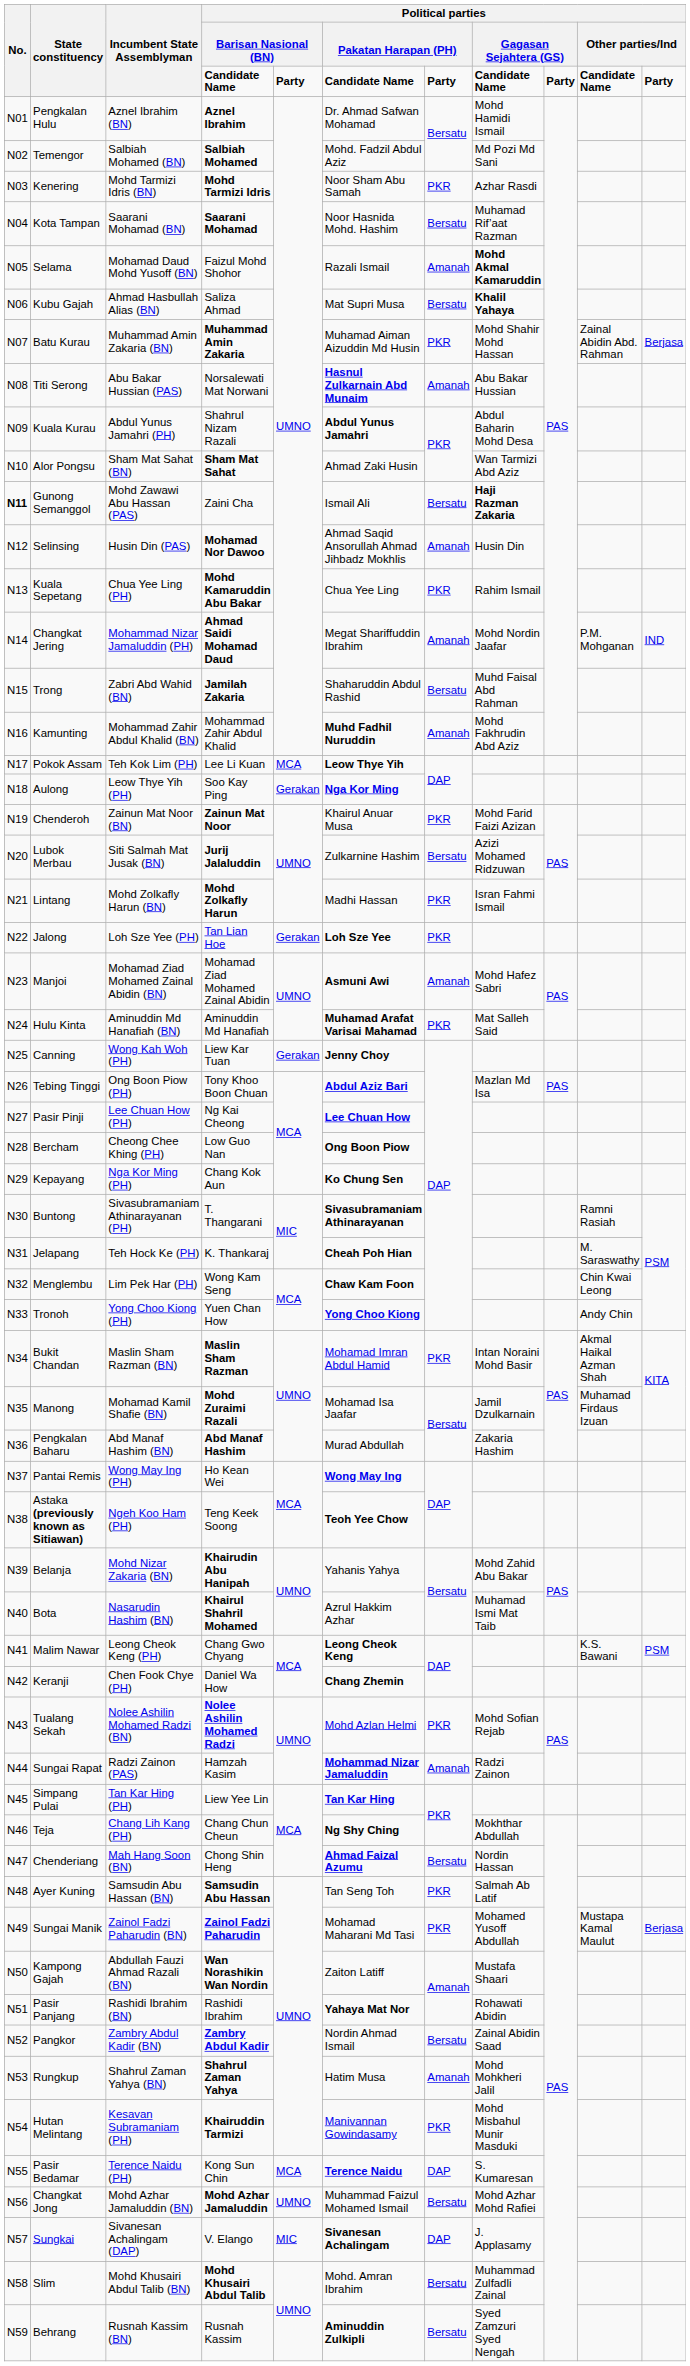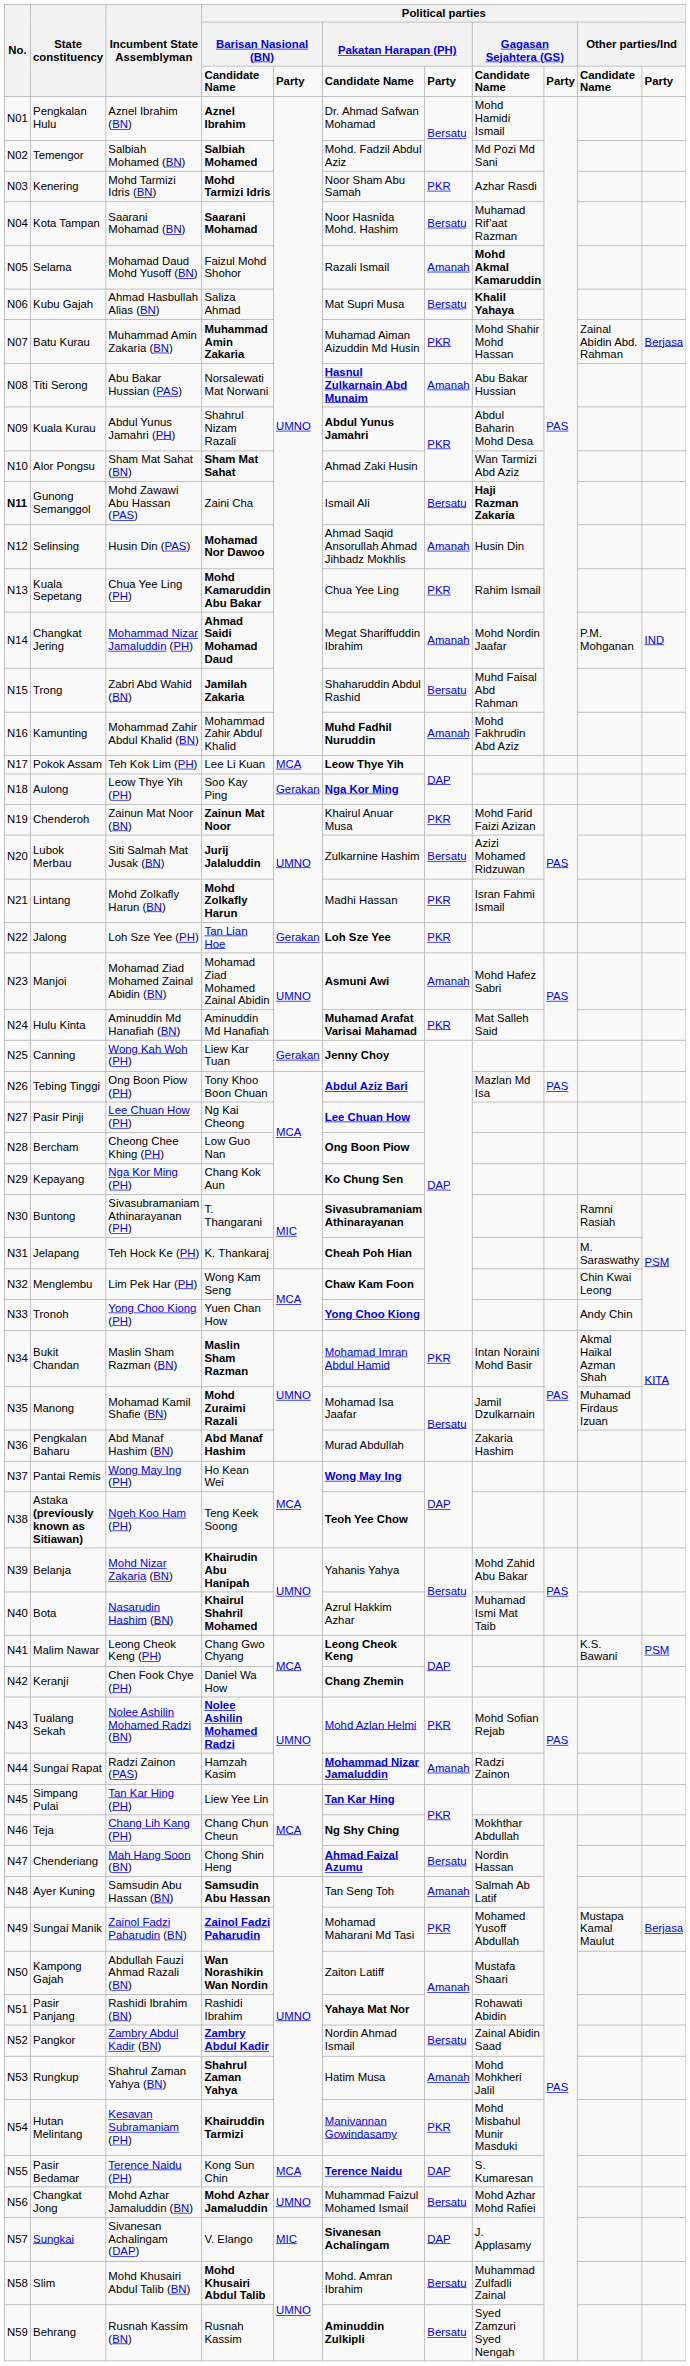(439, 1891) PKR -> (448, 1891) Amanah
